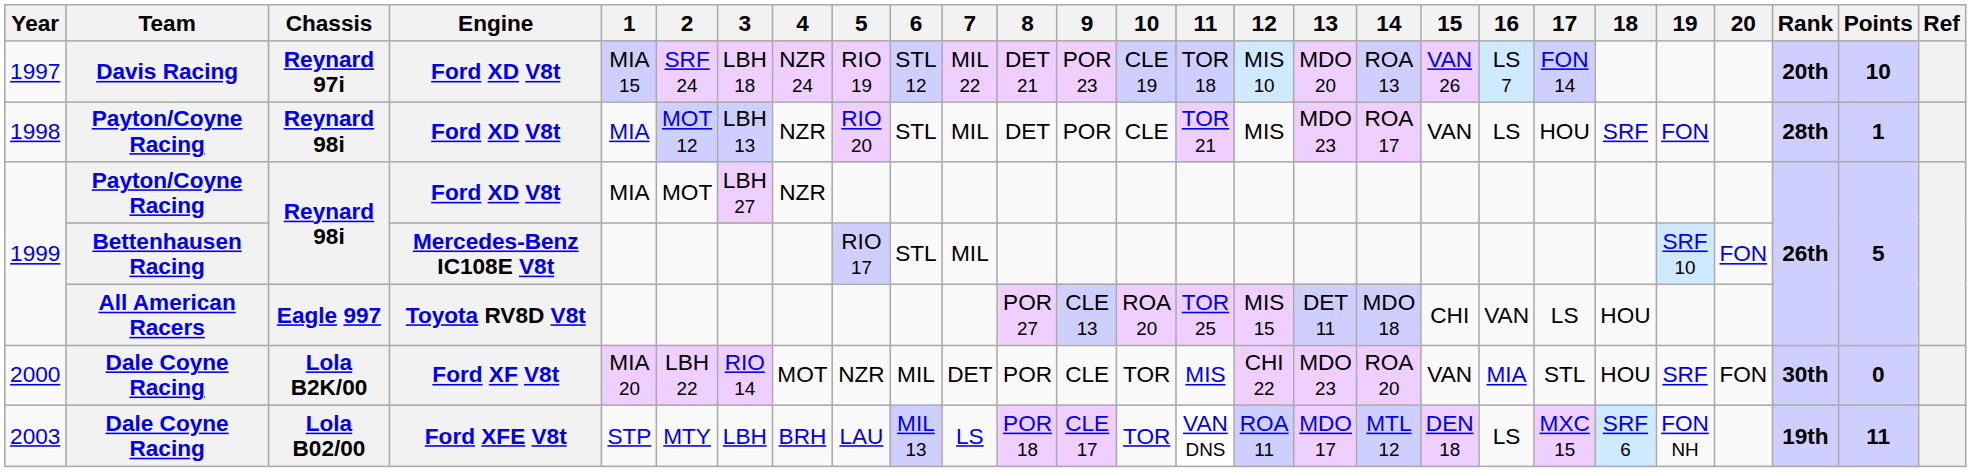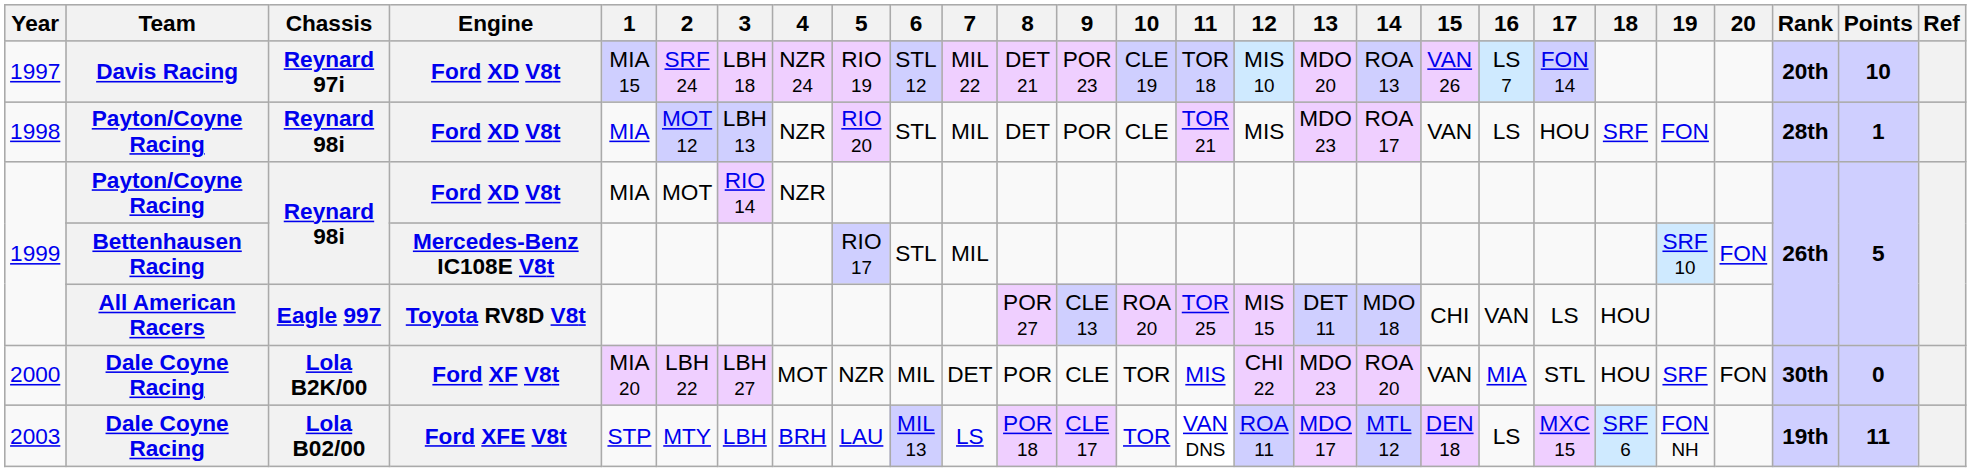(745, 193) LBH 27 -> (745, 193) RIO 14
(745, 375) RIO 14 -> (745, 375) LBH 27
